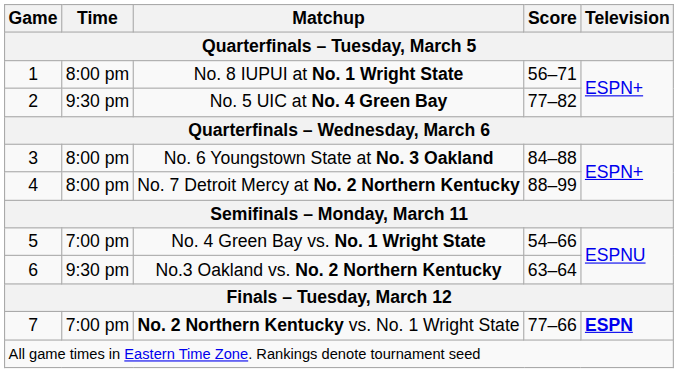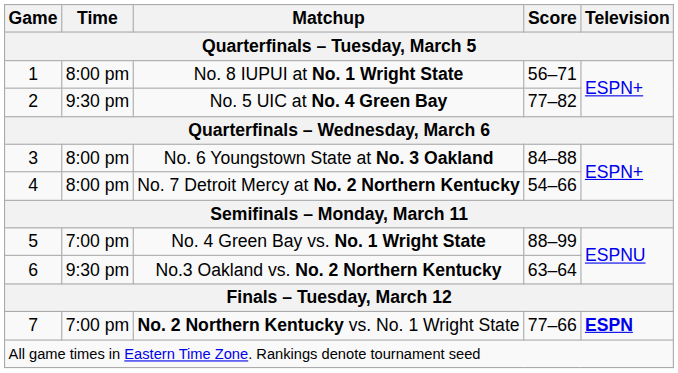(552, 185) 88–99 -> (552, 185) 54–66
(552, 241) 54–66 -> (552, 241) 88–99
